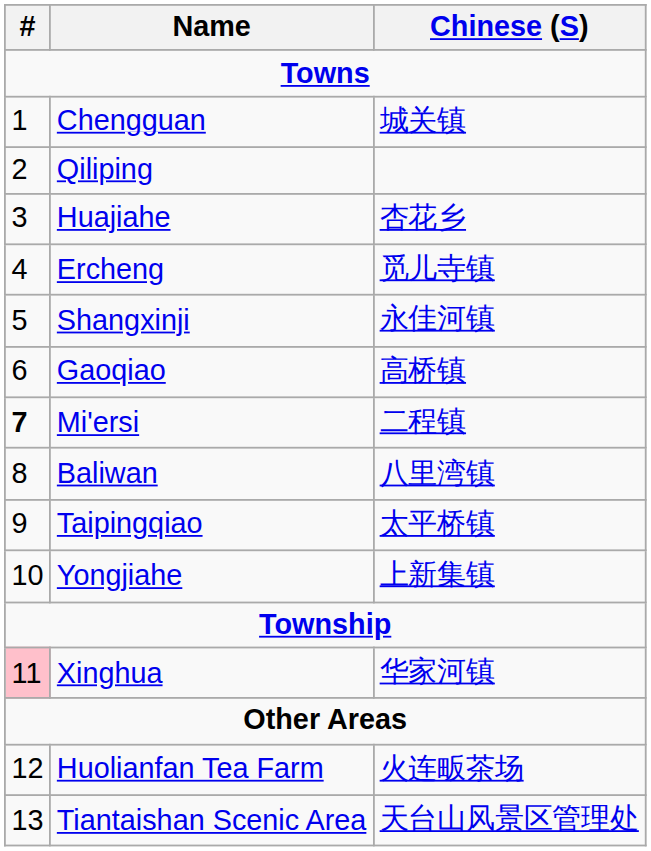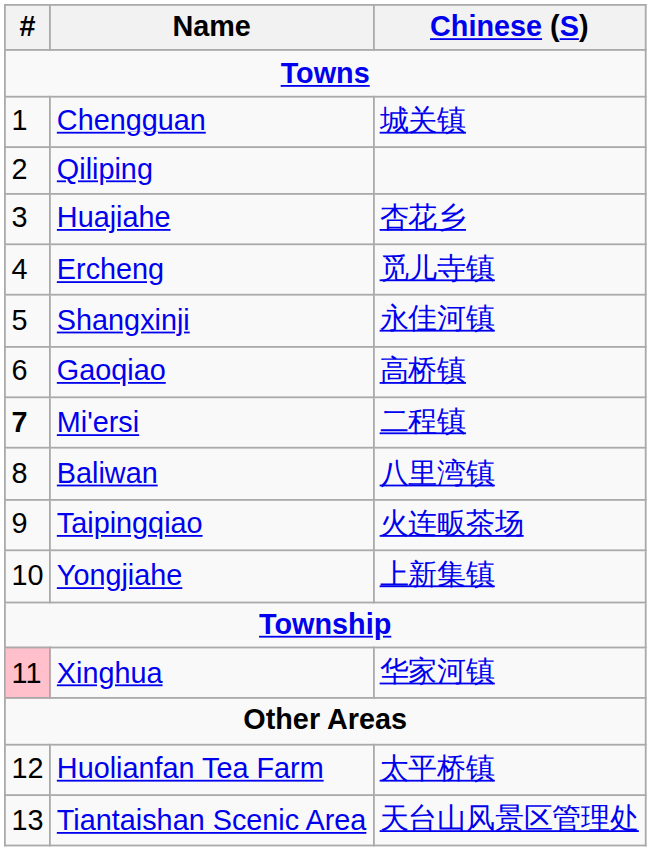(437, 523) 太平桥镇 -> (452, 523) 火连畈茶场
(452, 768) 火连畈茶场 -> (437, 768) 太平桥镇
